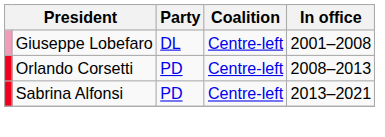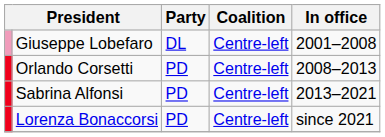+ row: (87, 119)
